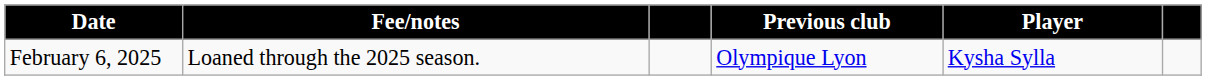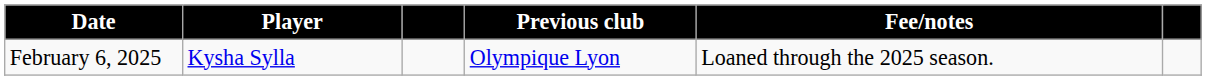columns swapped: (1052, 22) <-> (416, 22)
